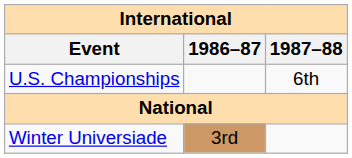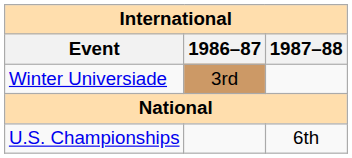rows swapped: (88, 138) <-> (94, 78)
